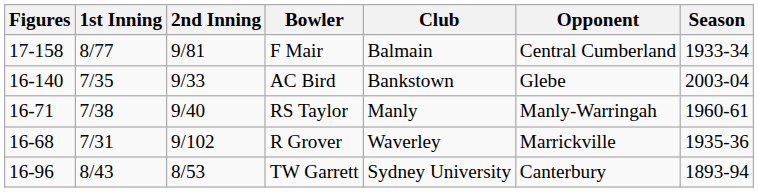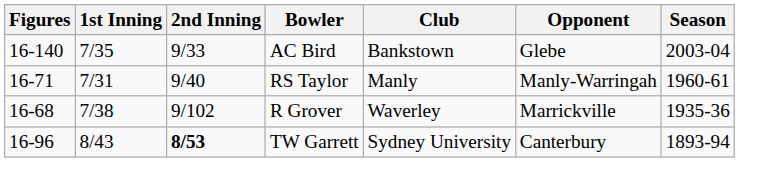- row: (296, 50)
(96, 111) 7/38 -> (96, 80) 7/31
(96, 141) 7/31 -> (96, 111) 7/38
(188, 171) normal -> (188, 141) bold
